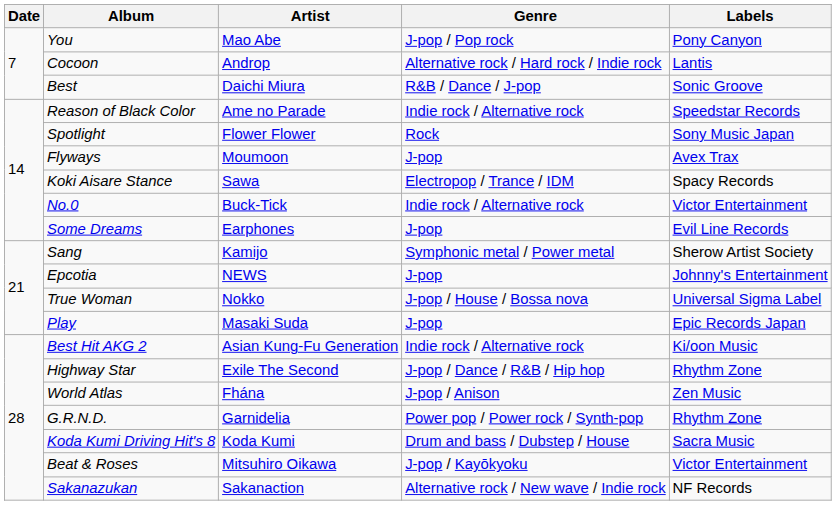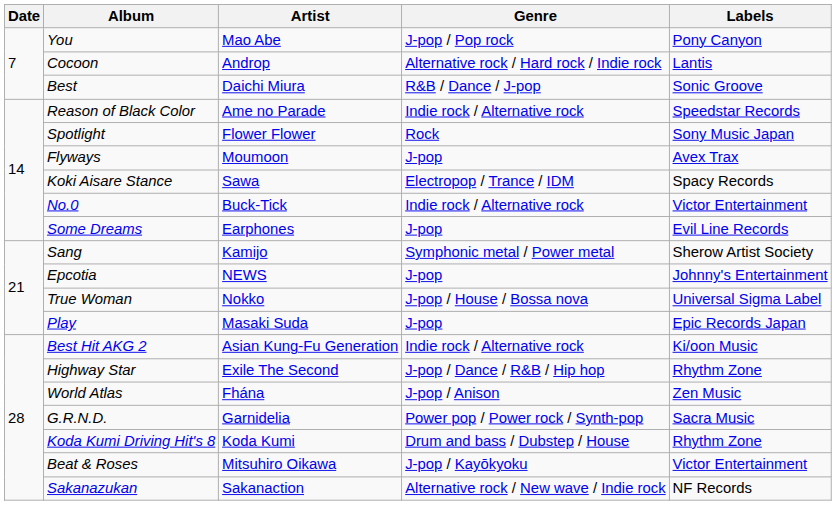(717, 417) Rhythm Zone -> (713, 417) Sacra Music
(713, 441) Sacra Music -> (717, 441) Rhythm Zone
